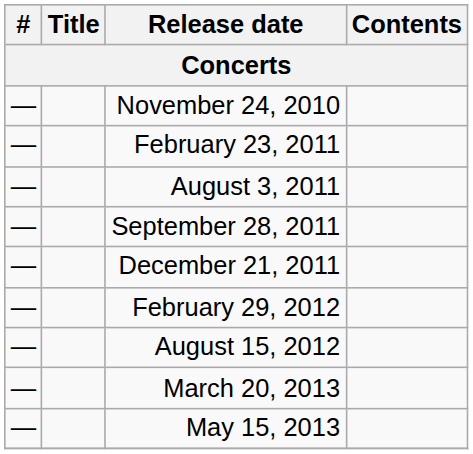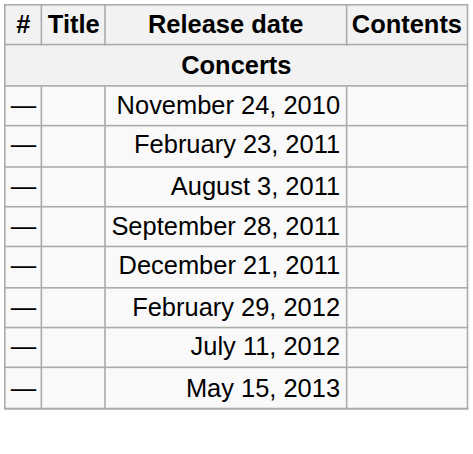+ row: (265, 347)
- row: (247, 347)
- row: (252, 387)
